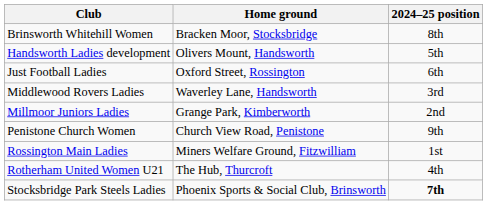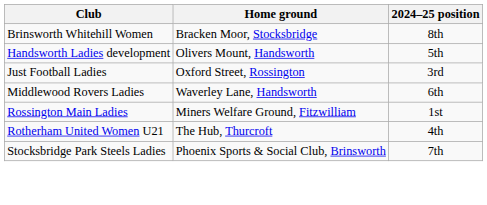(436, 72) 6th -> (436, 72) 3rd
(436, 92) 3rd -> (436, 92) 6th
- row: (68, 111)
- row: (71, 131)
(436, 190) bold -> (436, 151) normal
